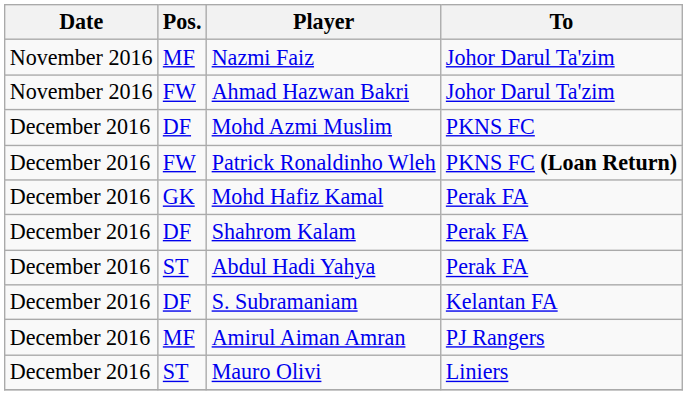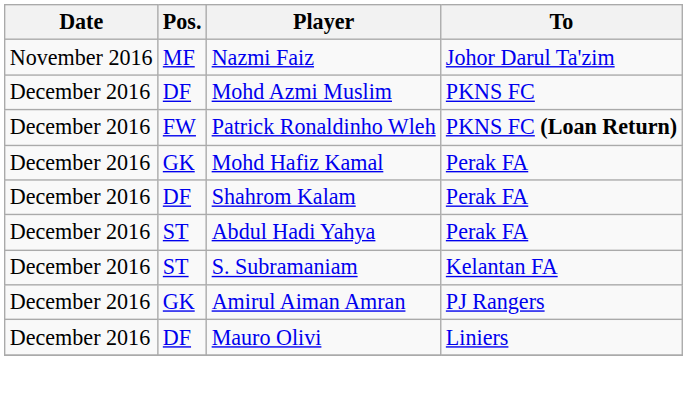- row: (310, 92)
(177, 302) DF -> (176, 267) ST
(179, 337) MF -> (179, 302) GK
(176, 372) ST -> (177, 337) DF
